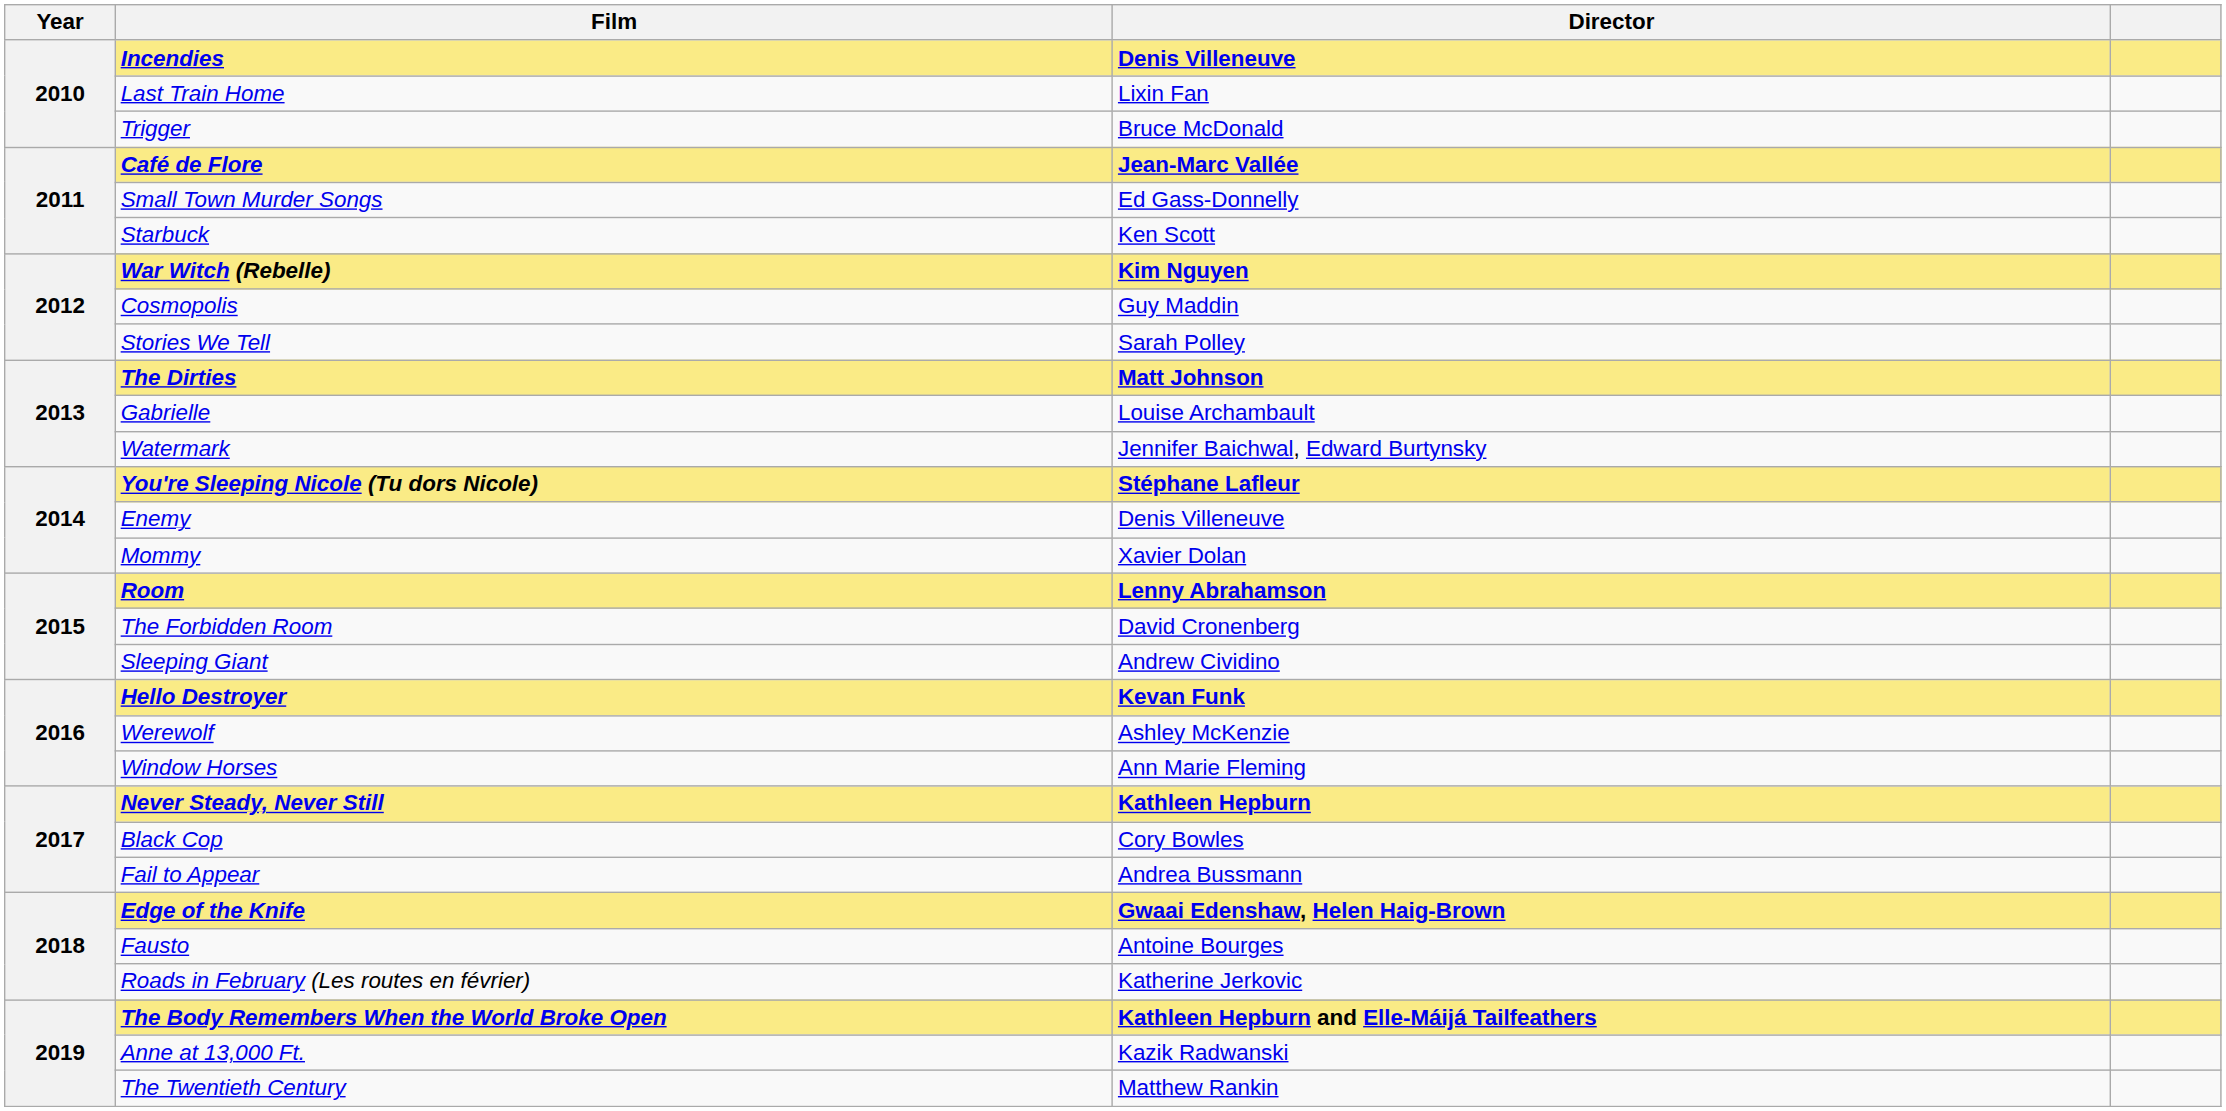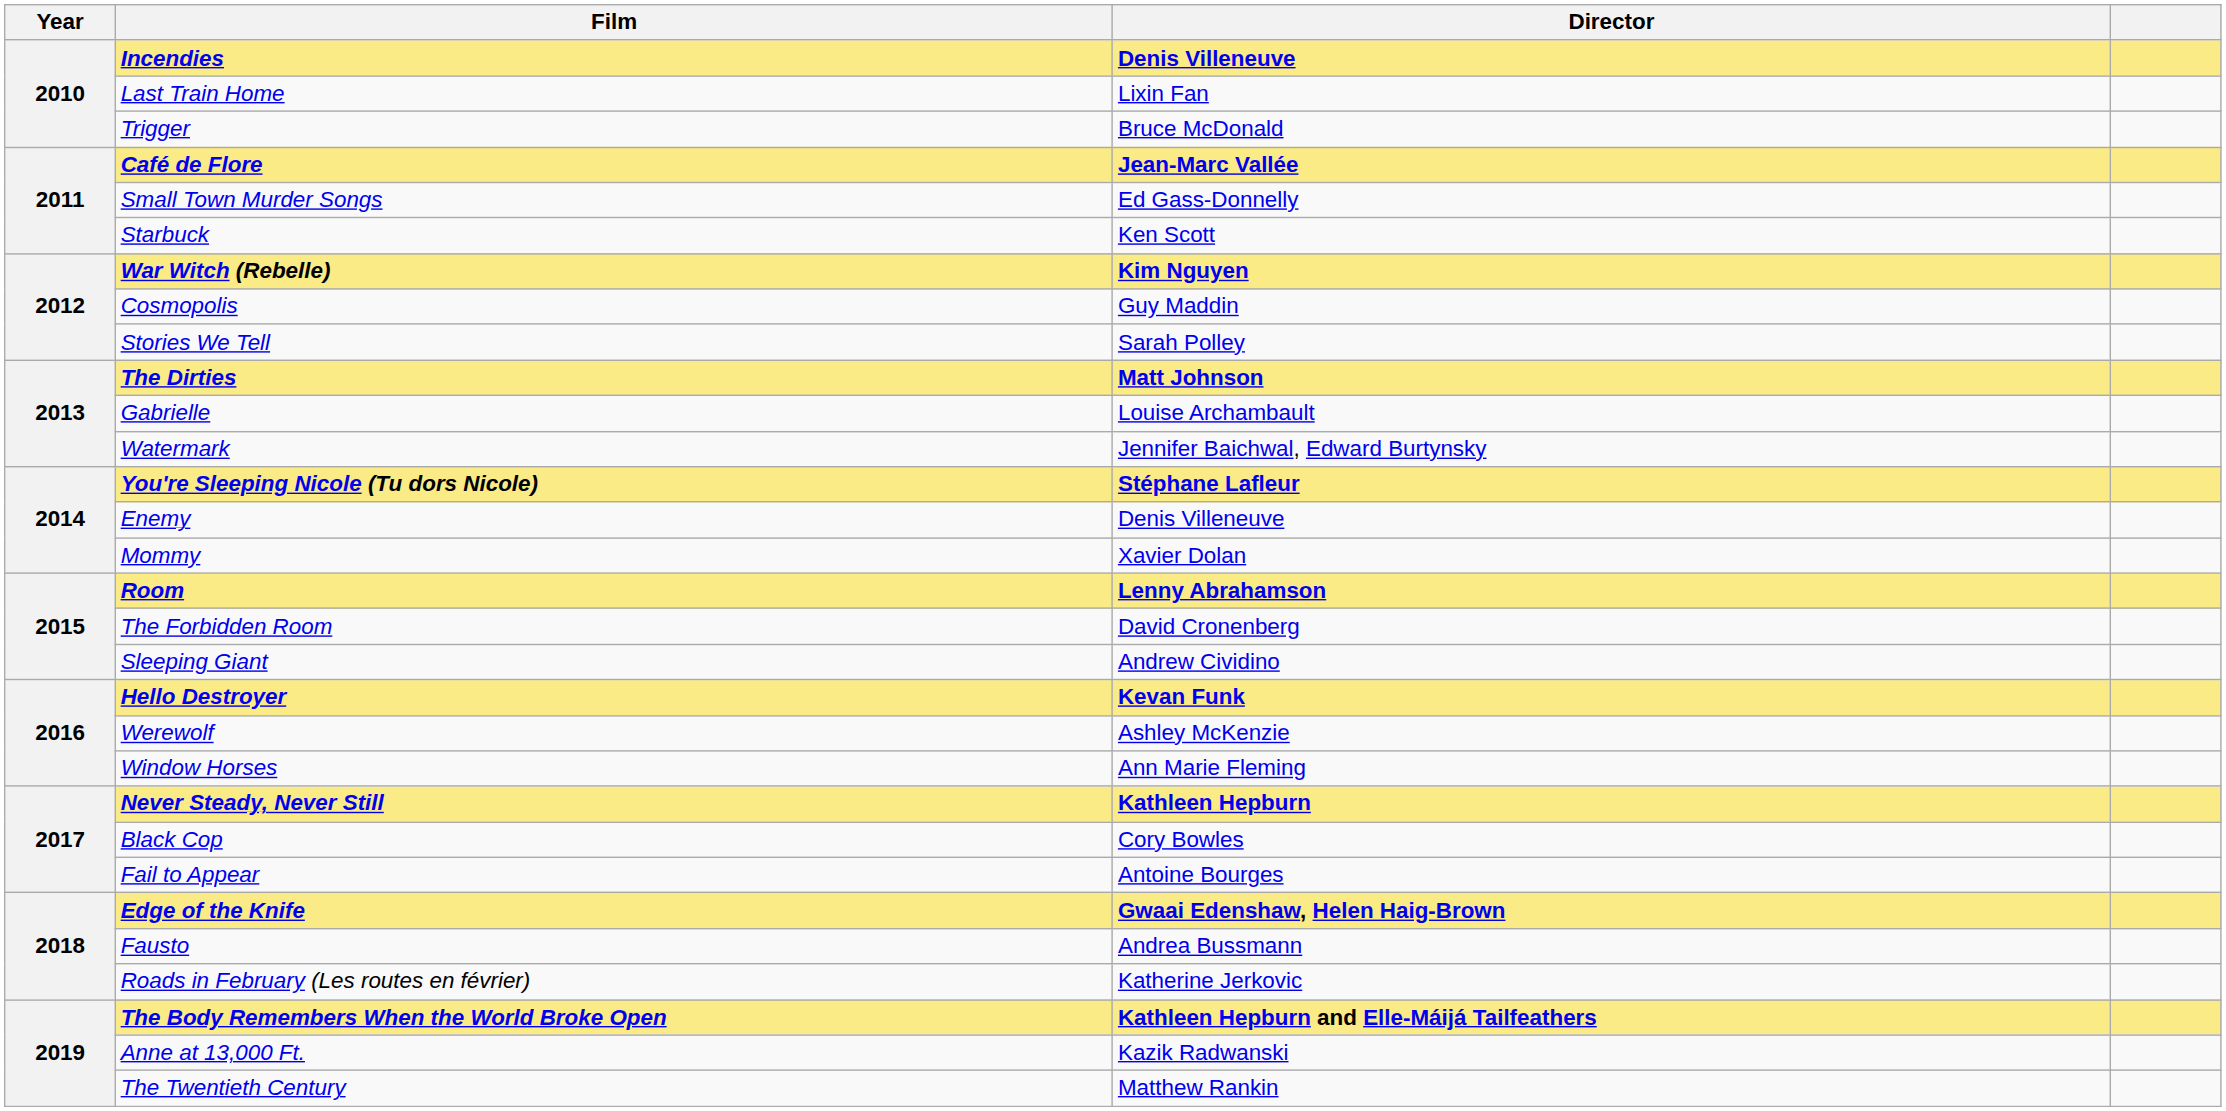(1210, 874) Andrea Bussmann -> (1201, 874) Antoine Bourges
(1201, 945) Antoine Bourges -> (1210, 945) Andrea Bussmann
